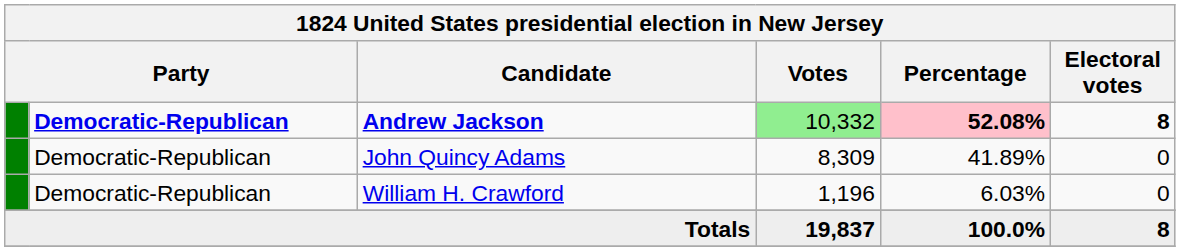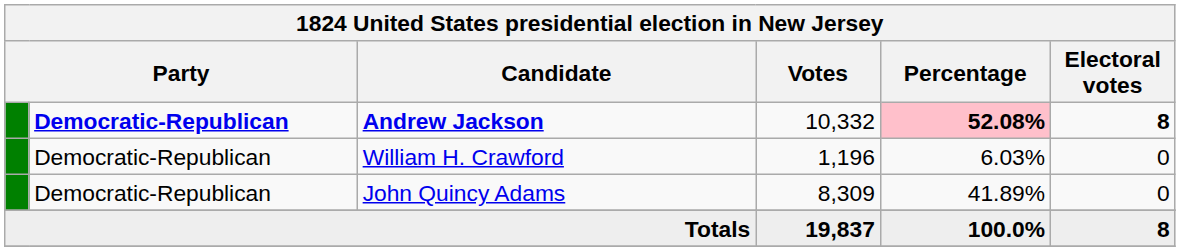(840, 121) lightgreen background -> (840, 121) no background
rows swapped: (464, 157) <-> (463, 193)
